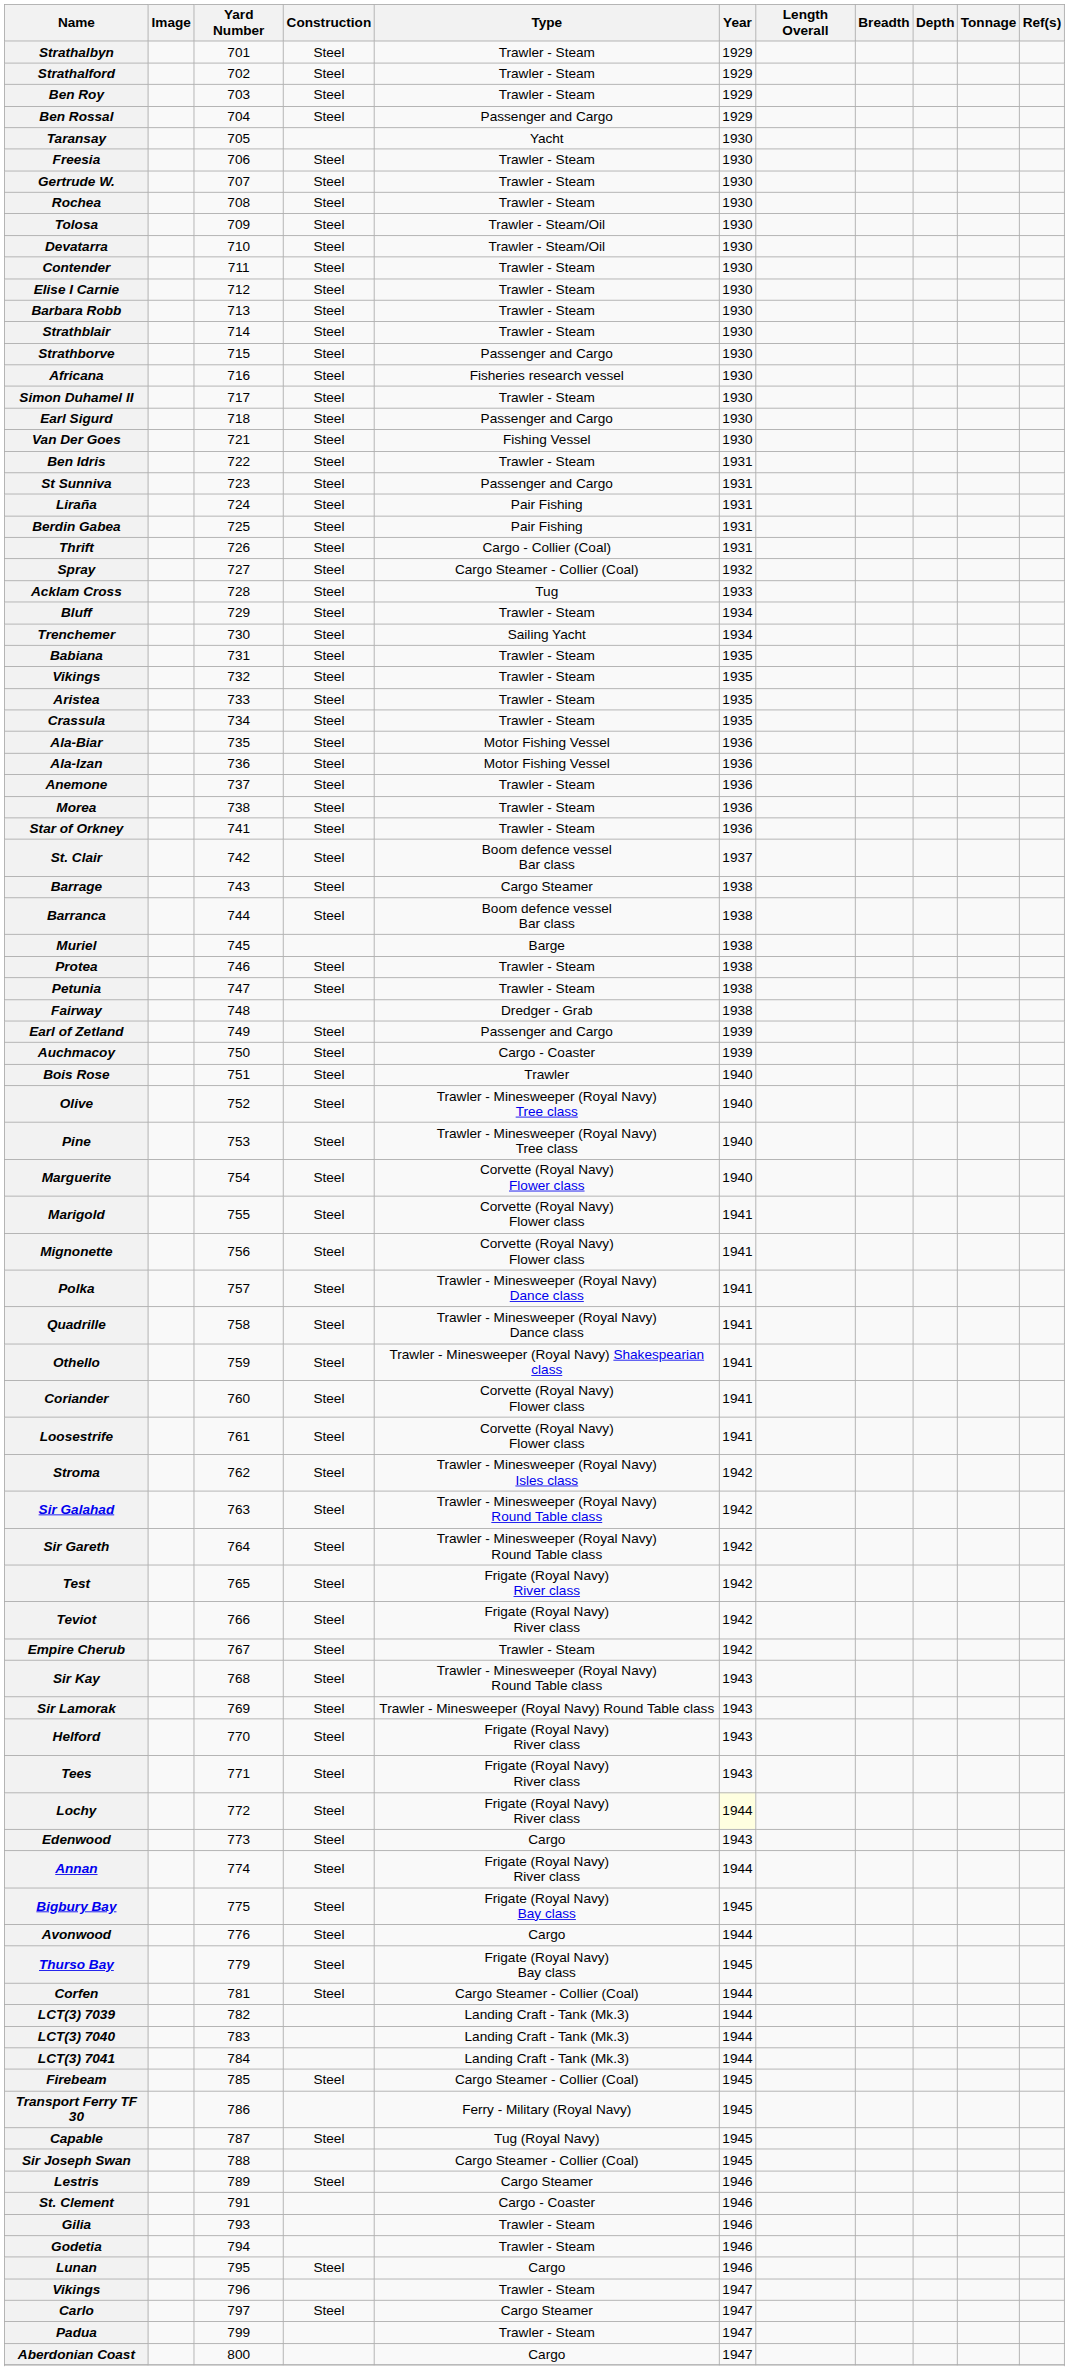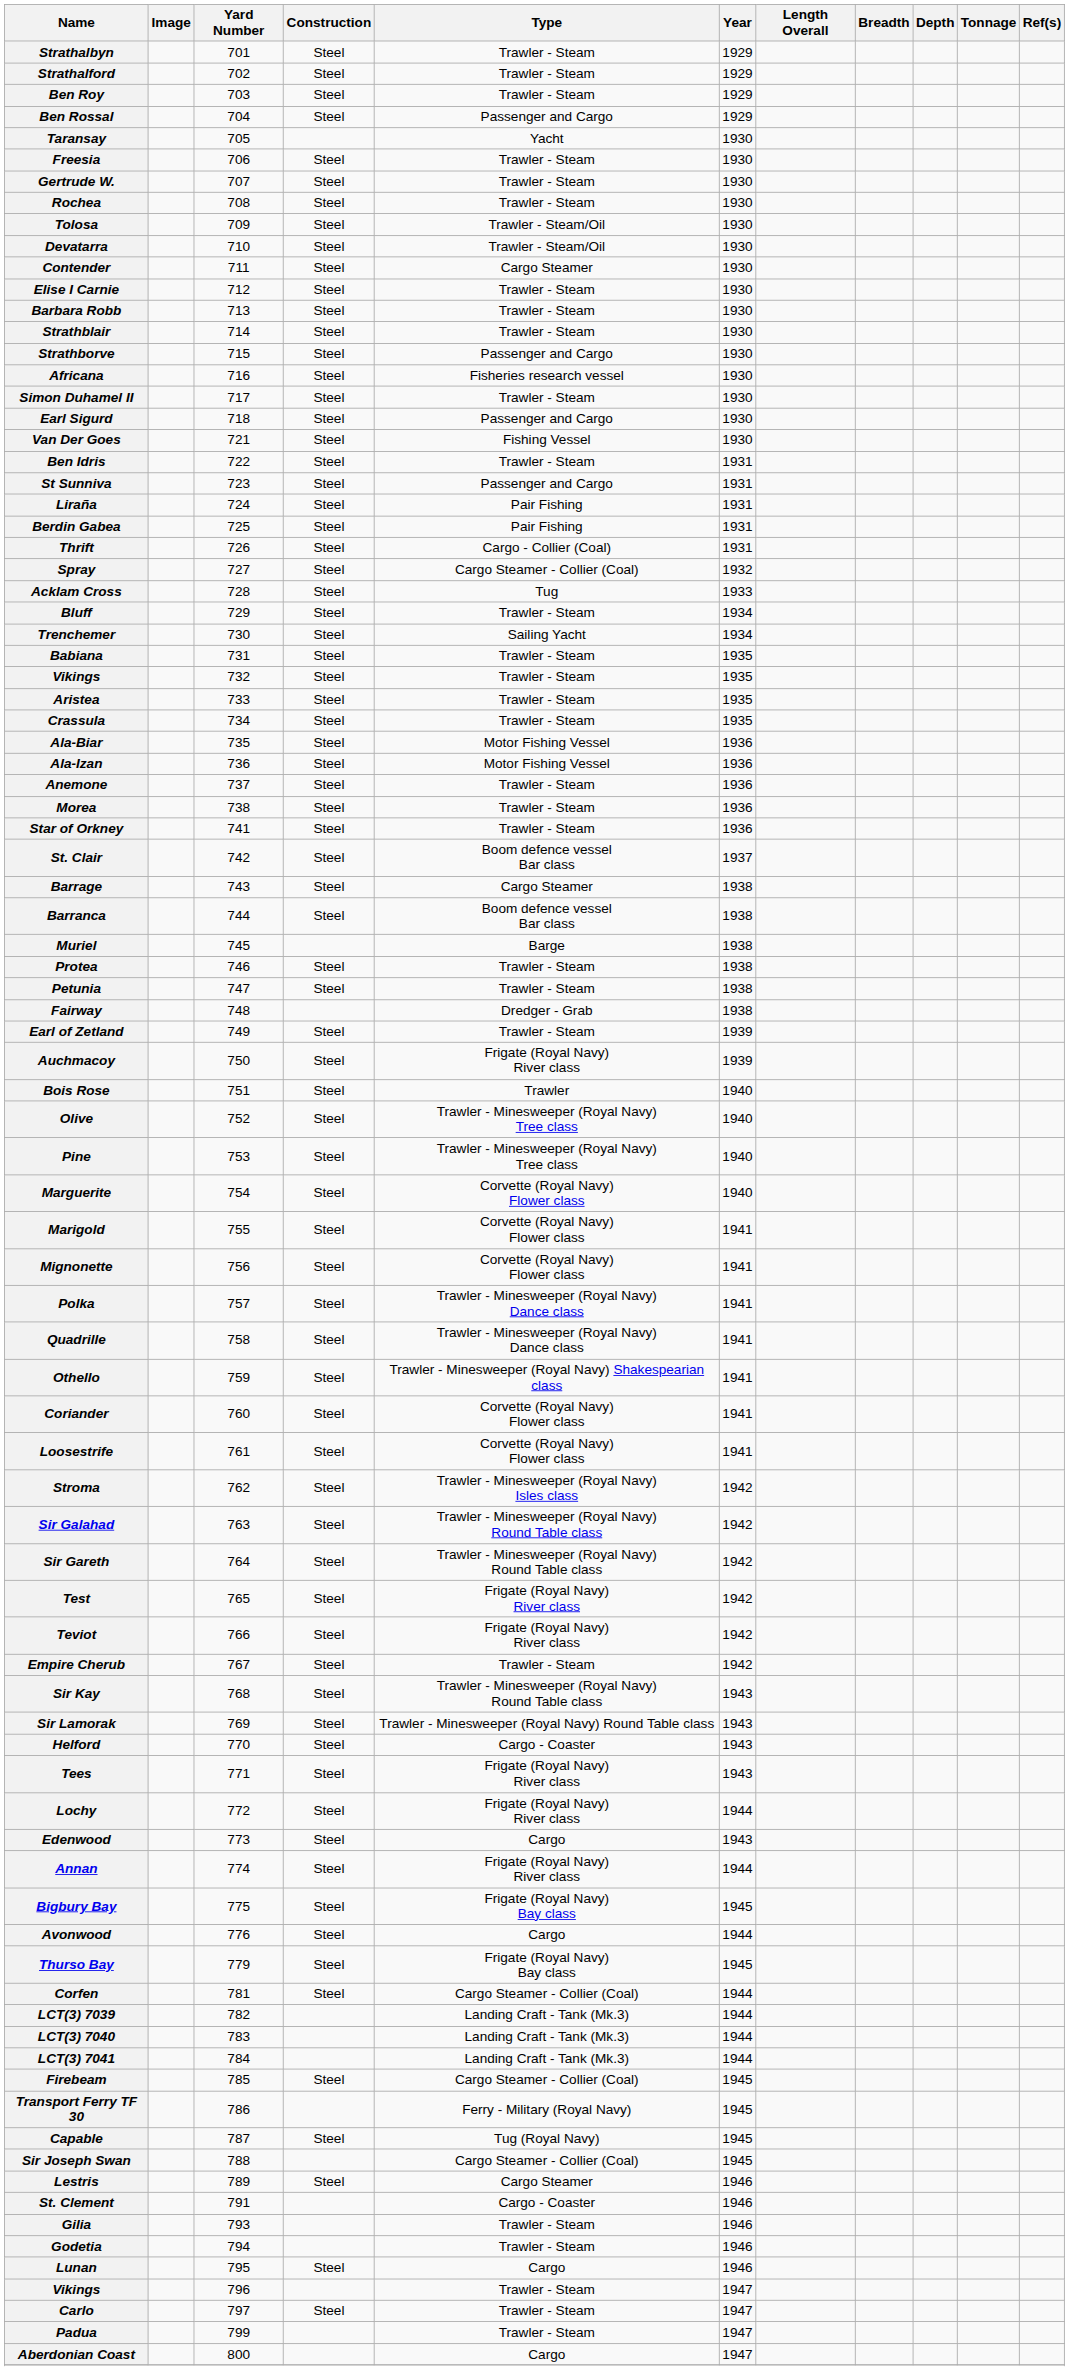(547, 267) Trawler - Steam -> (547, 267) Cargo Steamer
(547, 1031) Passenger and Cargo -> (547, 1031) Trawler - Steam
(547, 1053) Cargo - Coaster -> (547, 1060) Frigate (Royal Navy) River class
(547, 1737) Frigate (Royal Navy) River class -> (547, 1744) Cargo - Coaster
(737, 1810) lightyellow background -> (737, 1810) no background
(547, 2311) Cargo Steamer -> (547, 2311) Trawler - Steam
